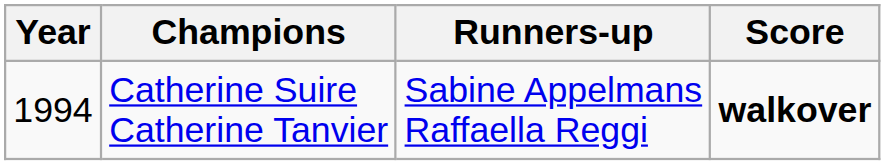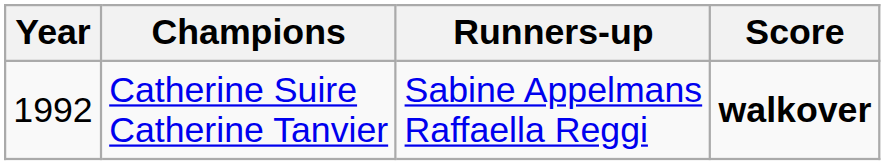(53, 109) 1994 -> (53, 109) 1992
